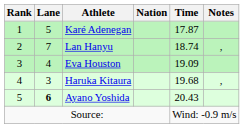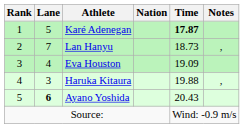(187, 30) normal -> (187, 30) bold
(187, 47) 18.74 -> (187, 47) 18.73
(187, 81) 19.68 -> (187, 81) 19.88
